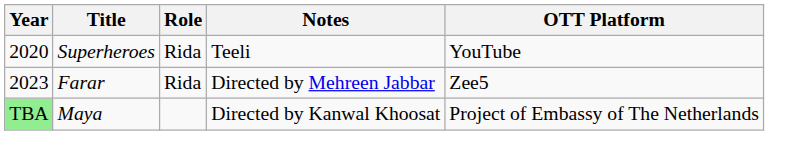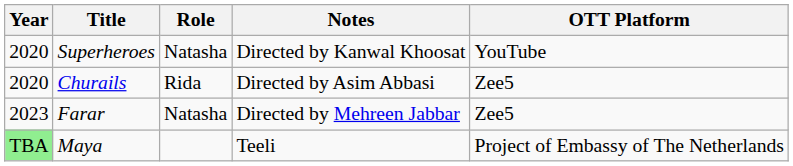(183, 51) Rida -> (196, 51) Natasha
(231, 51) Teeli -> (351, 51) Directed by Kanwal Khoosat
+ row: (92, 82)
(183, 82) Rida -> (196, 113) Natasha
(326, 113) Directed by Kanwal Khoosat -> (256, 144) Teeli
